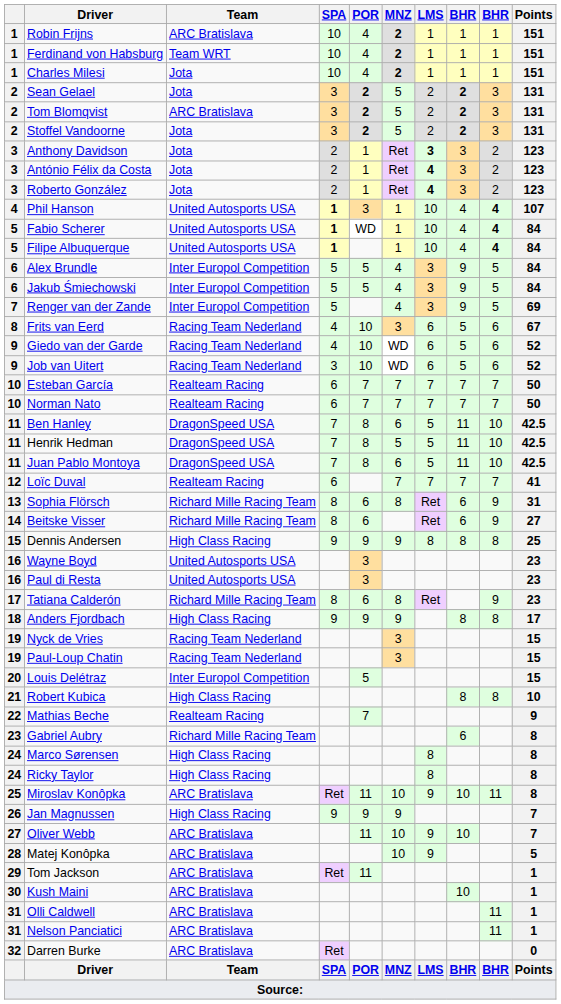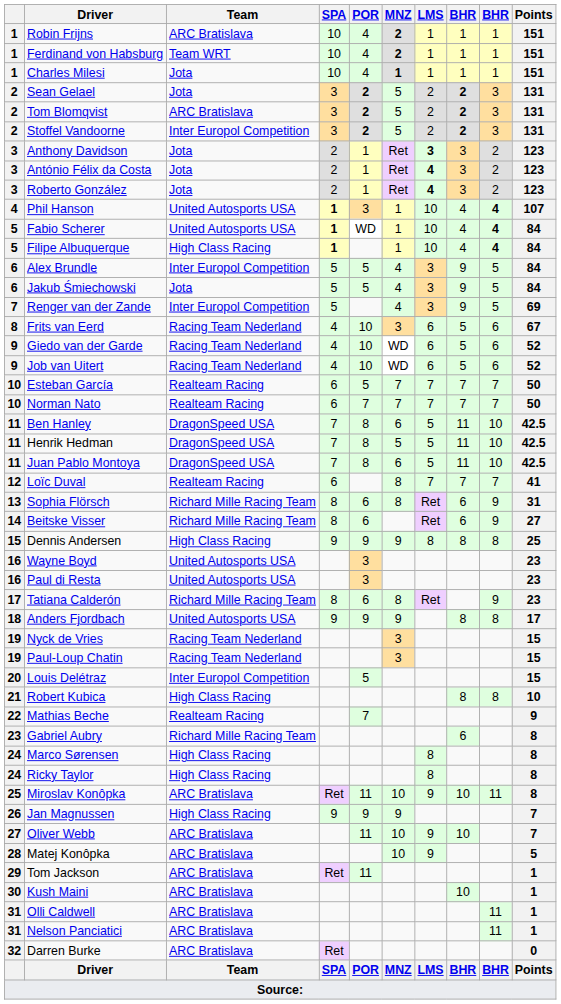(398, 72) 2 -> (398, 72) 1
(181, 131) Jota -> (239, 131) Inter Europol Competition
(232, 248) United Autosports USA -> (220, 248) High Class Racing
(239, 287) Inter Europol Competition -> (181, 287) Jota
(334, 365) 3 -> (334, 365) 4
(366, 384) 7 -> (366, 384) 5
(398, 482) 7 -> (398, 482) 8
(220, 619) High Class Racing -> (232, 619) United Autosports USA
